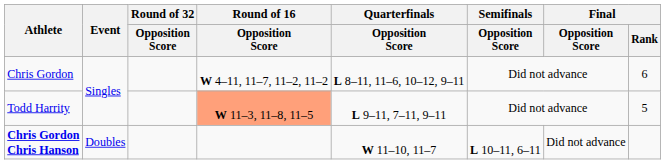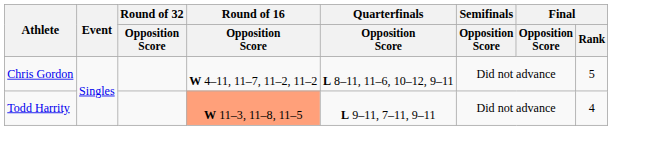(645, 74) 6 -> (592, 74) 5
(645, 108) 5 -> (592, 108) 4
- row: (43, 142)
